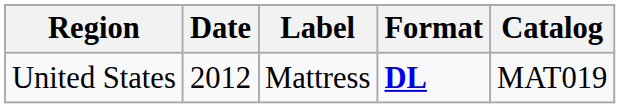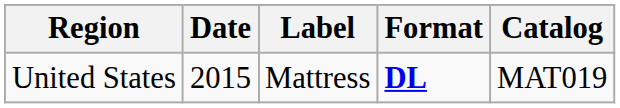(220, 77) 2012 -> (220, 77) 2015
